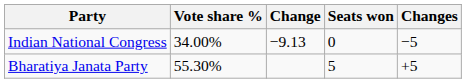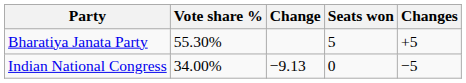rows swapped: (78, 66) <-> (87, 41)
